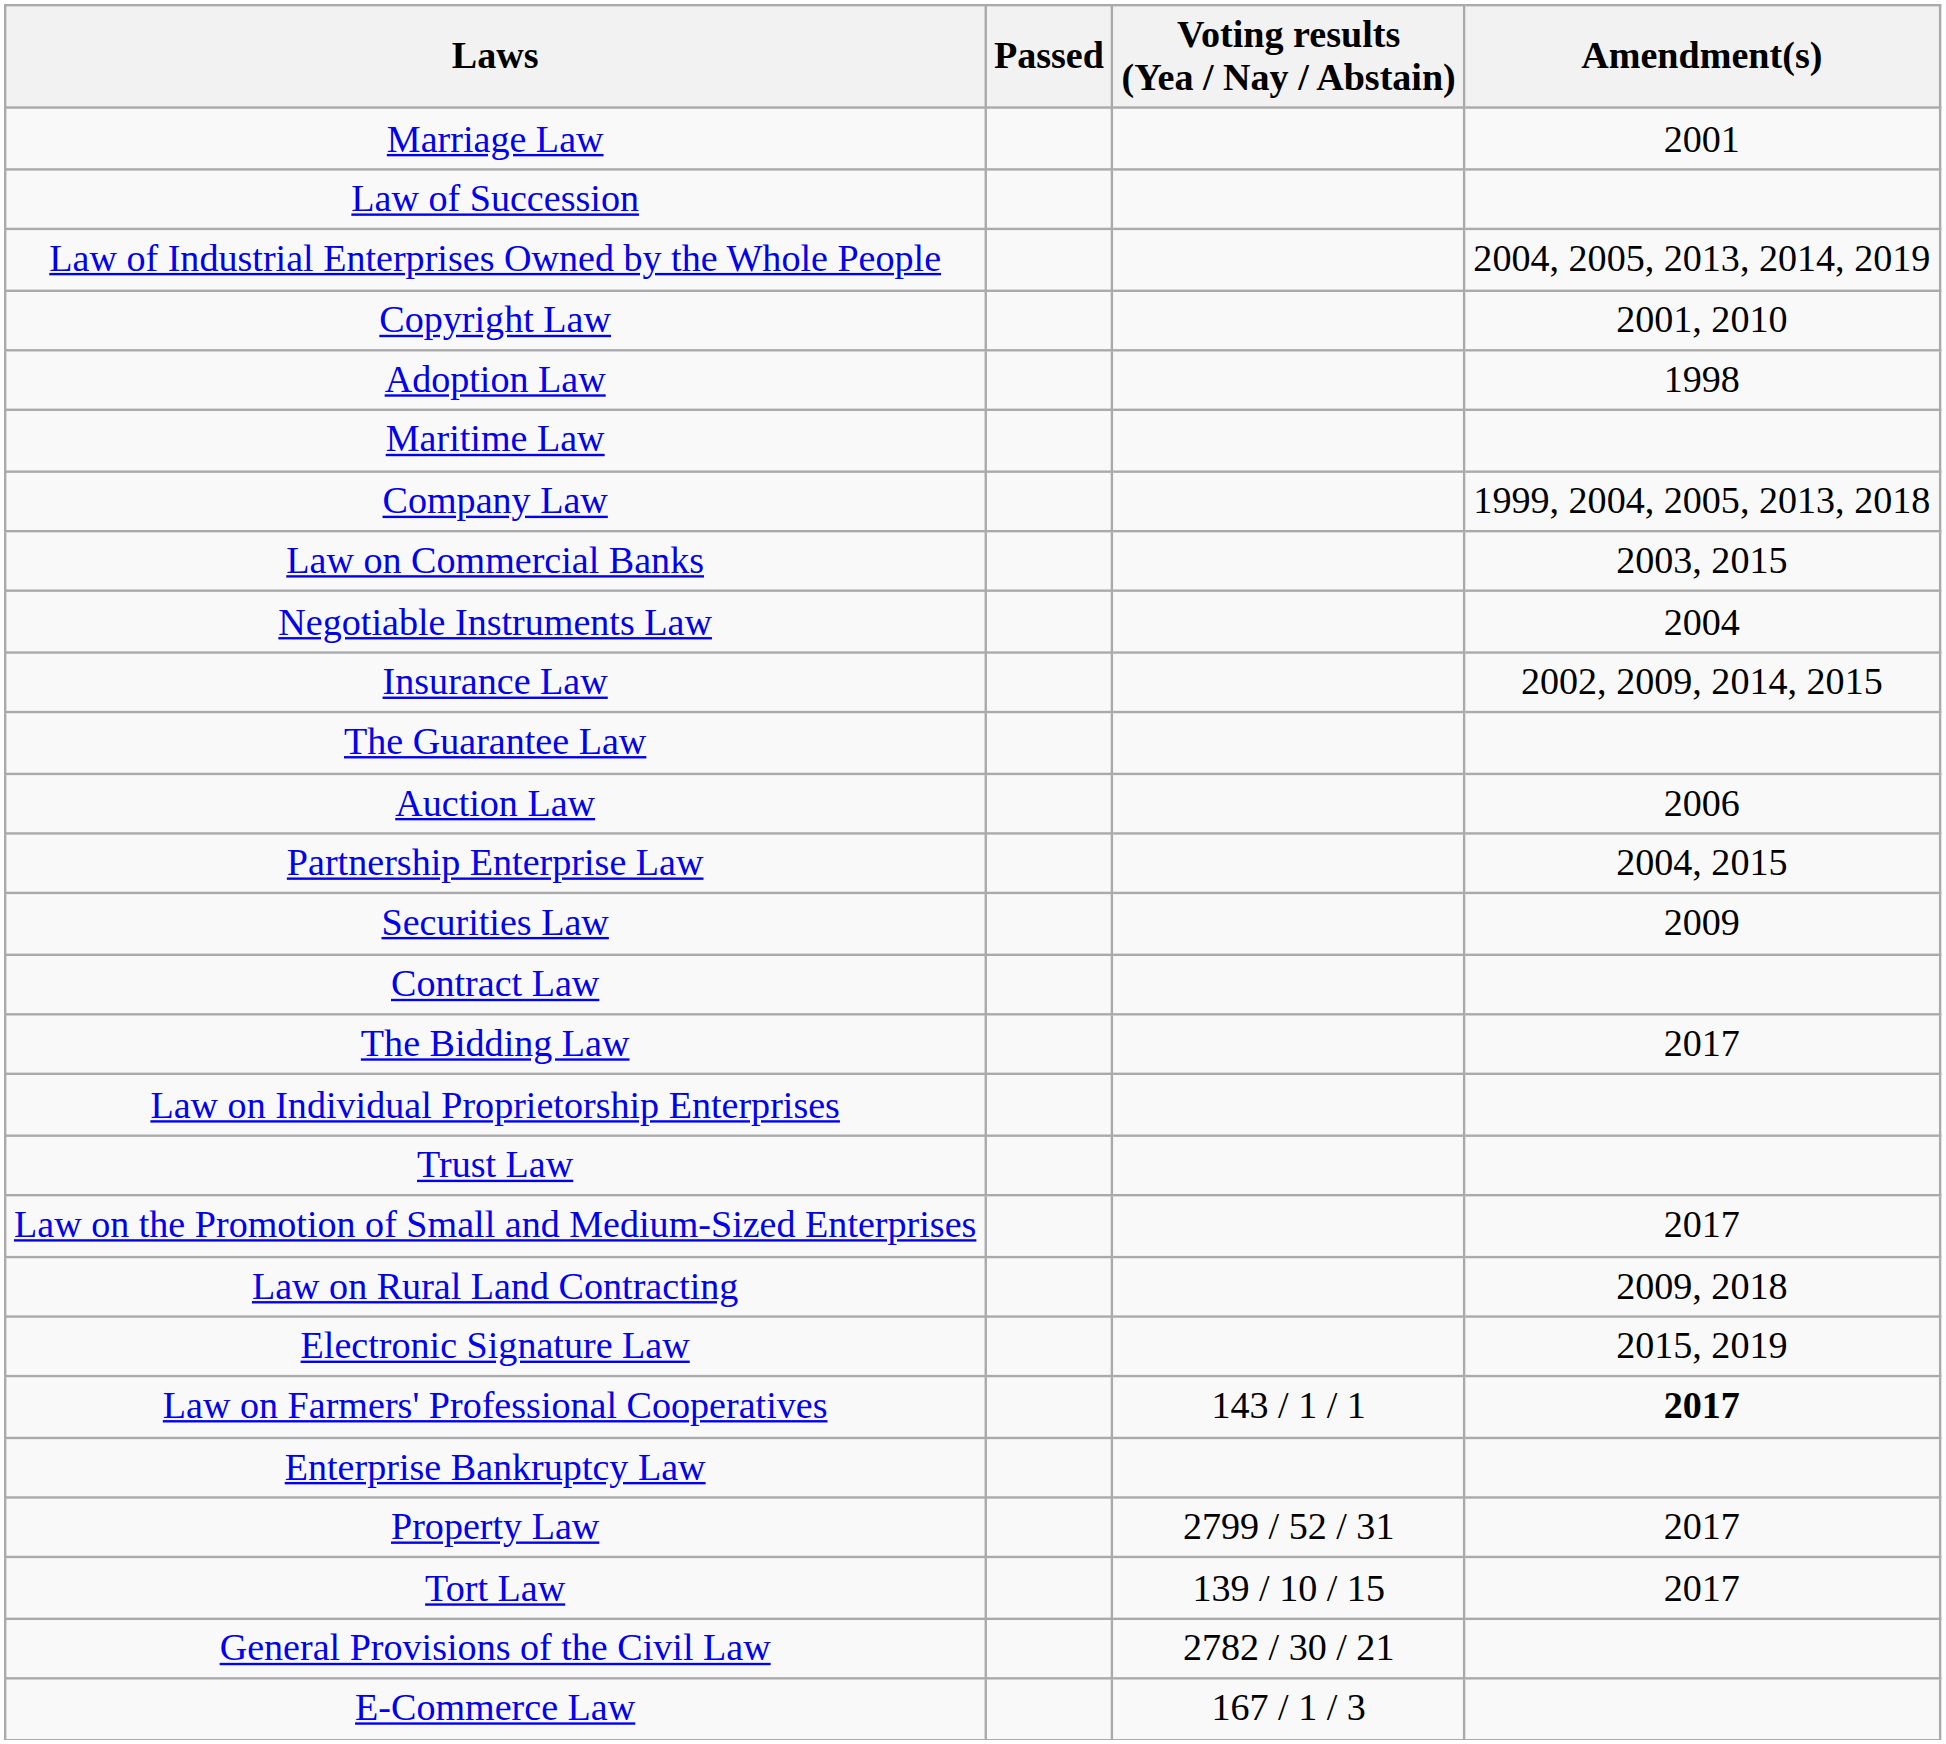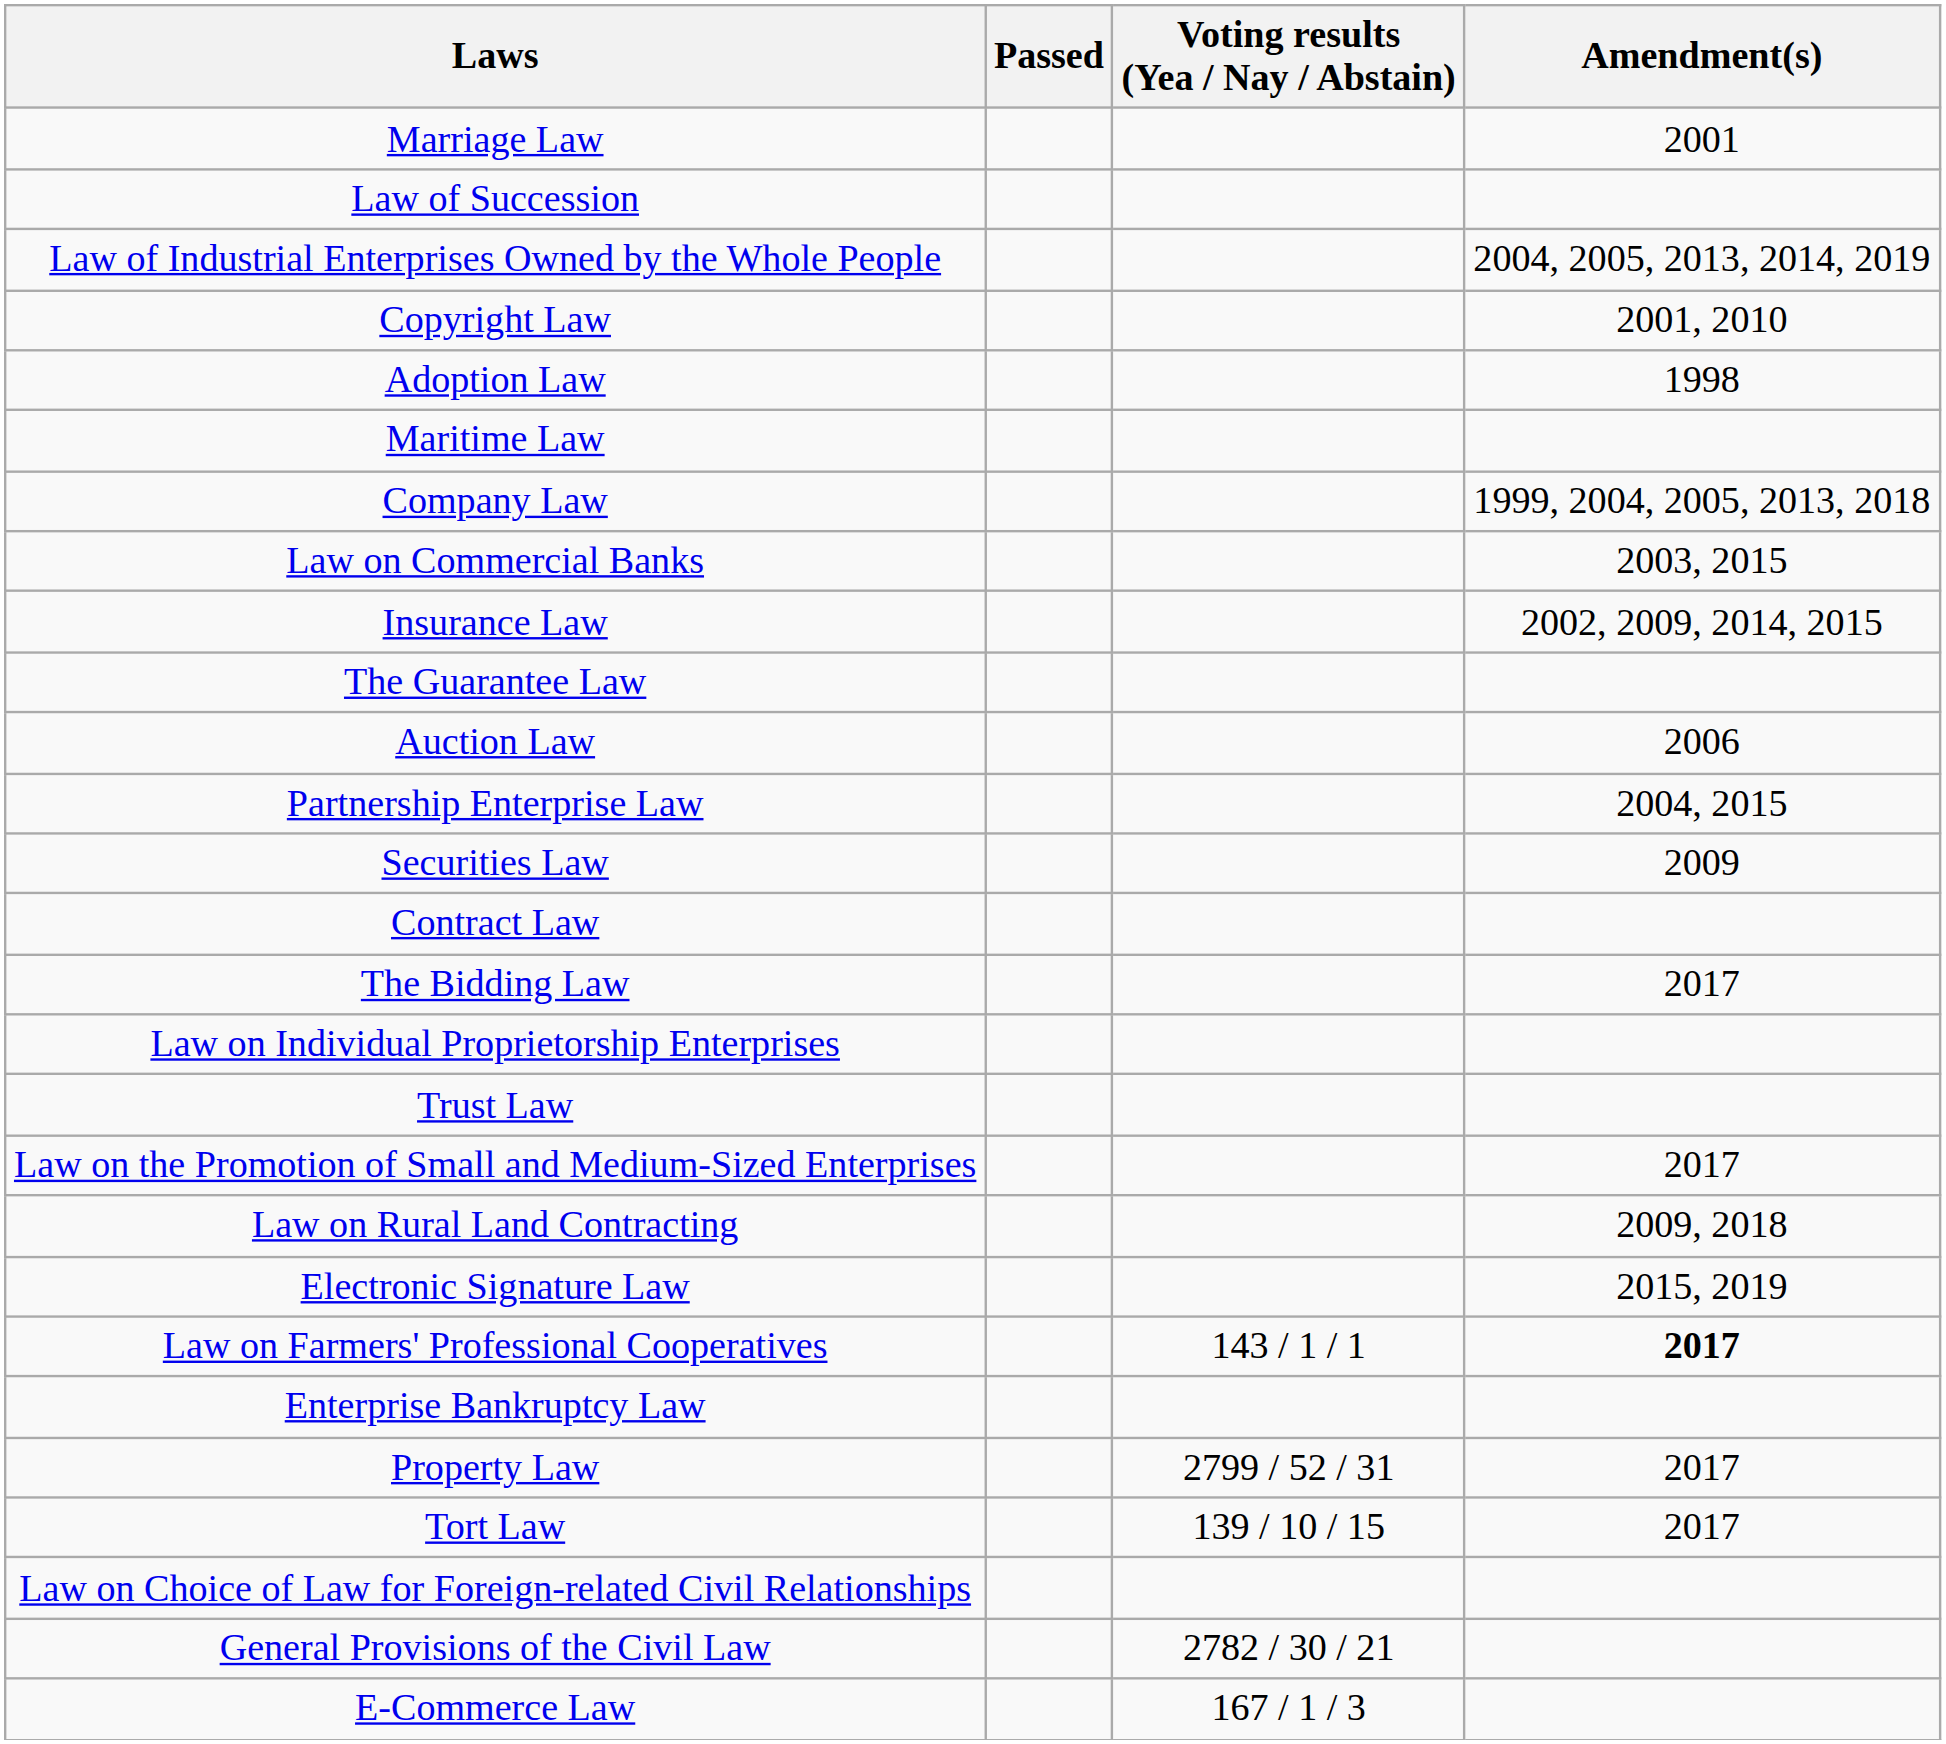- row: (495, 621)
+ row: (495, 1587)
